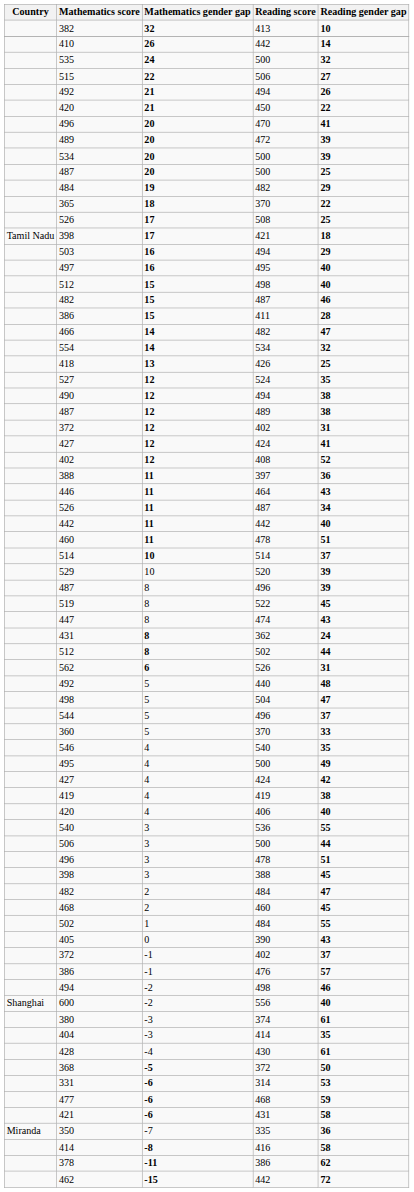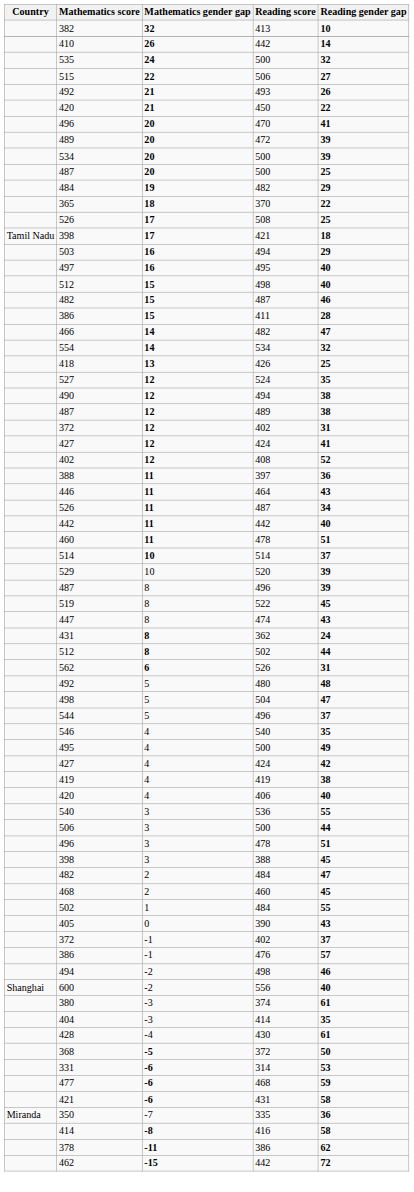(263, 92) 494 -> (263, 92) 493
(263, 683) 440 -> (263, 683) 480
- row: (67, 731)
